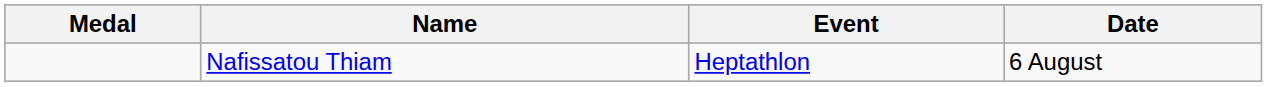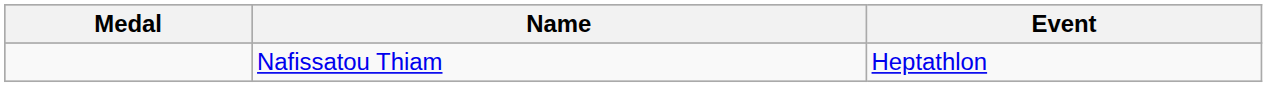- column: (1133, 24)
